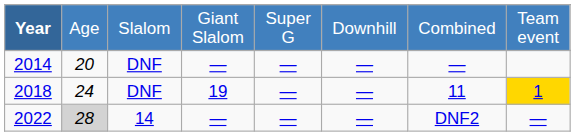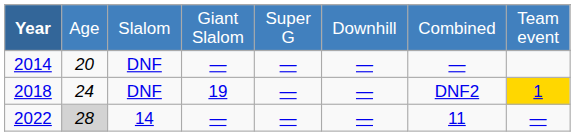(457, 91) 11 -> (457, 91) DNF2
(457, 118) DNF2 -> (457, 118) 11
